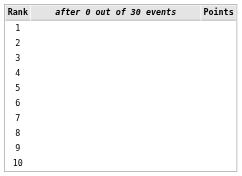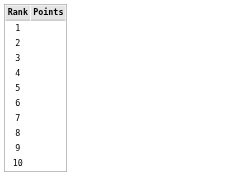- column: (116, 13)
